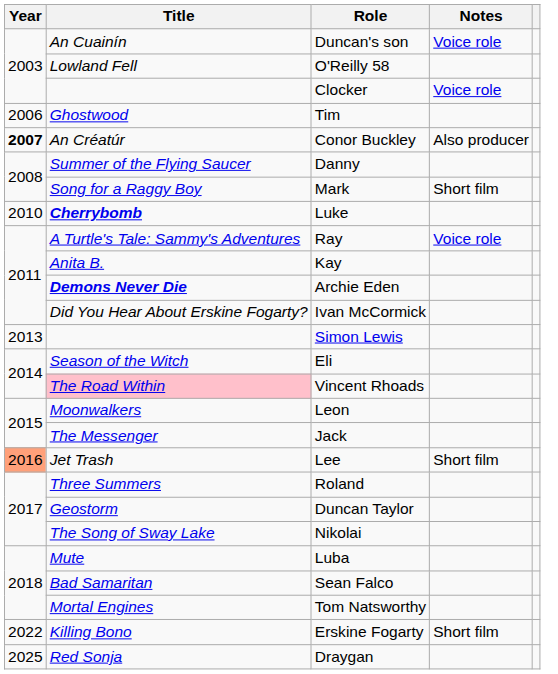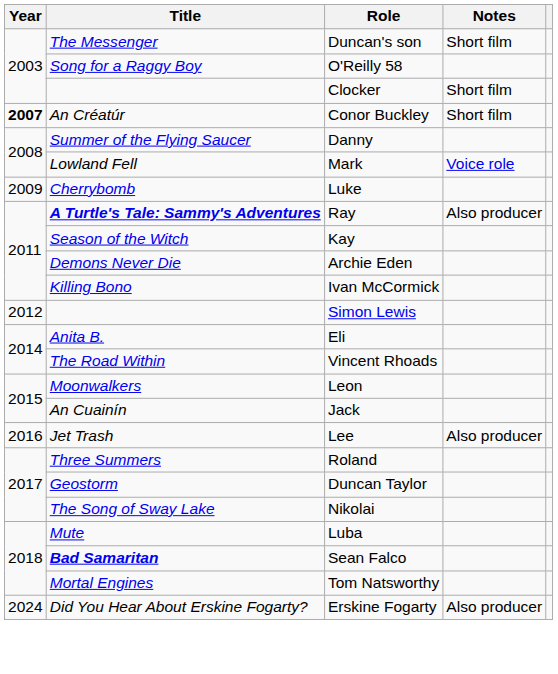(88, 41) An Cuainín -> (104, 41) The Messenger
(467, 41) Voice role -> (479, 41) Short film
(93, 66) Lowland Fell -> (126, 66) Song for a Raggy Boy
(467, 90) Voice role -> (479, 90) Short film
- row: (327, 115)
(481, 139) Also producer -> (479, 115) Short film
(126, 189) Song for a Raggy Boy -> (93, 164) Lowland Fell
(466, 189) Short film -> (480, 164) Voice role
(25, 213) 2010 -> (25, 189) 2009
(96, 213) bold -> (92, 189) normal
(175, 238) normal -> (185, 213) bold
(467, 238) Voice role -> (494, 213) Also producer
(77, 262) Anita B. -> (119, 238) Season of the Witch
(118, 287) bold -> (115, 262) normal
(179, 312) Did You Hear About Erskine Fogarty? -> (91, 287) Killing Bono
(25, 336) 2013 -> (25, 312) 2012
(119, 361) Season of the Witch -> (77, 336) Anita B.
(107, 386) pink background -> (107, 361) no background
(104, 435) The Messenger -> (88, 410) An Cuainín
(25, 459) lightsalmon background -> (25, 435) no background
(466, 459) Short film -> (494, 435) Also producer
(101, 582) normal -> (104, 558) bold
(25, 632) 2022 -> (25, 607) 2024
(91, 632) Killing Bono -> (179, 607) Did You Hear About Erskine Fogarty?
(466, 632) Short film -> (494, 607) Also producer
- row: (344, 656)
